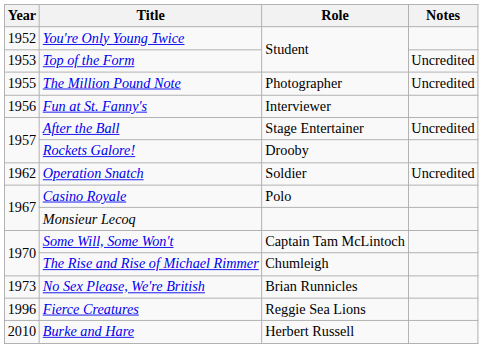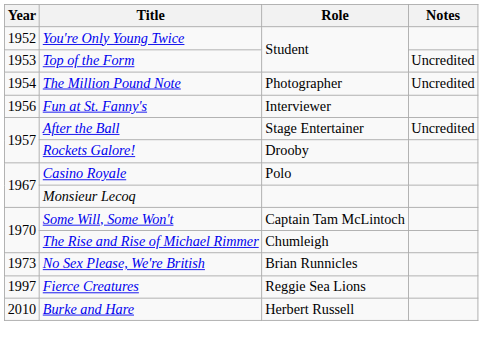(22, 83) 1955 -> (22, 83) 1954
- row: (93, 173)
(22, 309) 1996 -> (22, 286) 1997
